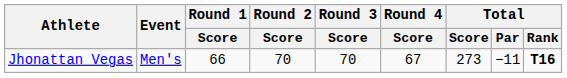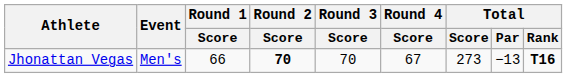(283, 60) normal -> (283, 60) bold
(508, 60) −11 -> (508, 60) −13
